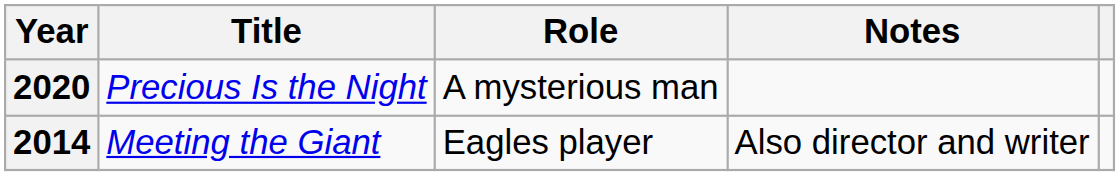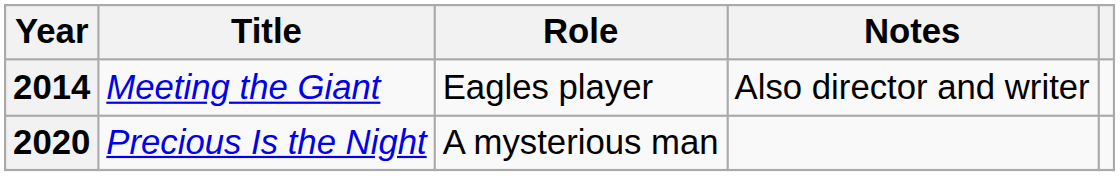rows swapped: (52, 142) <-> (52, 87)
